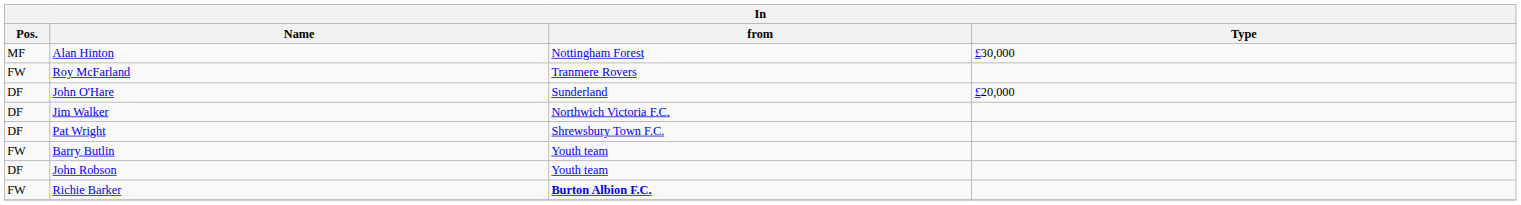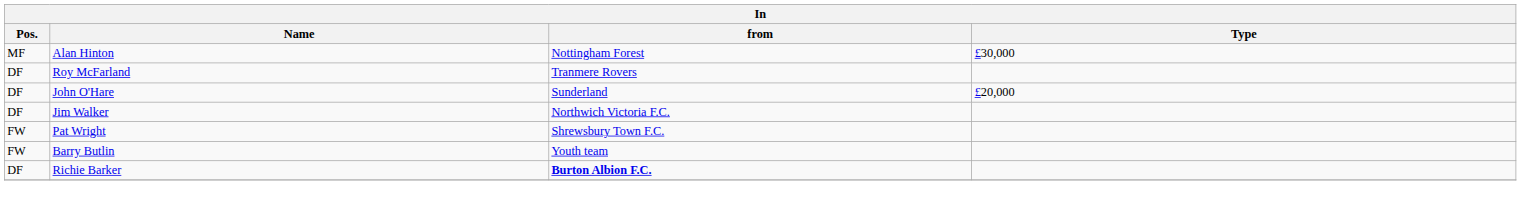(16, 72) FW -> (15, 72) DF
(15, 131) DF -> (16, 131) FW
- row: (85, 170)
(16, 190) FW -> (15, 170) DF
